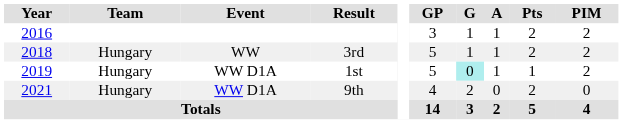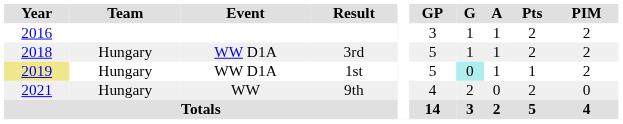(246, 52) WW -> (246, 52) WW D1A
(37, 71) no background -> (37, 71) khaki background
(246, 90) WW D1A -> (246, 90) WW
